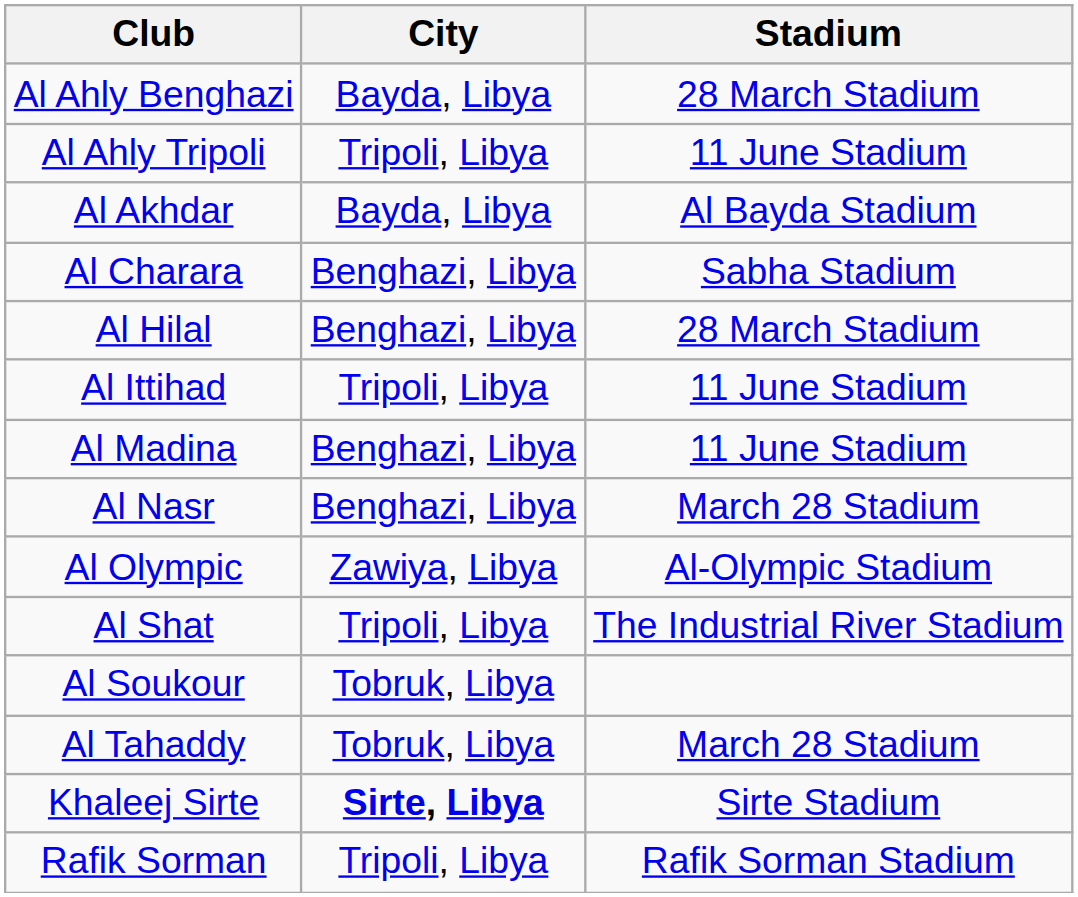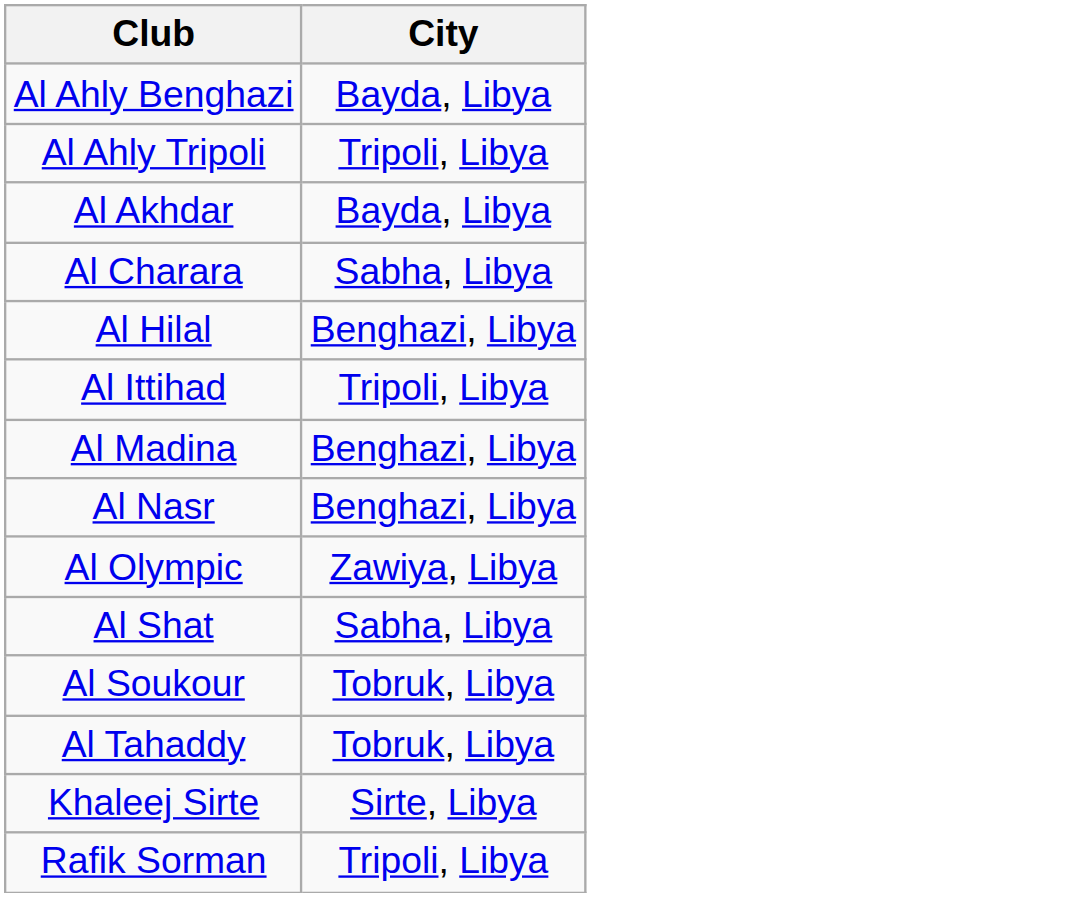- column: (828, 34)
(443, 270) Benghazi, Libya -> (443, 270) Sabha, Libya
(443, 625) Tripoli, Libya -> (443, 625) Sabha, Libya
(443, 802) bold -> (443, 802) normal
